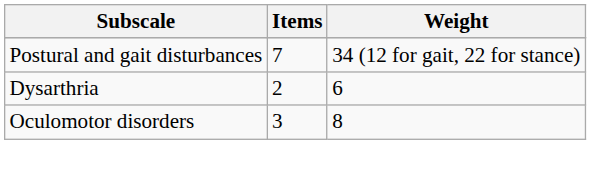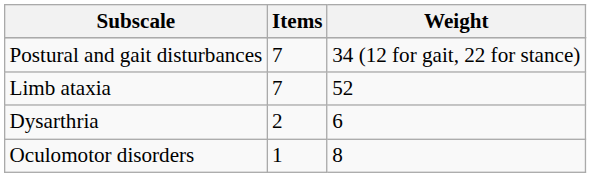+ row: (60, 88)
(277, 121) 3 -> (277, 155) 1
